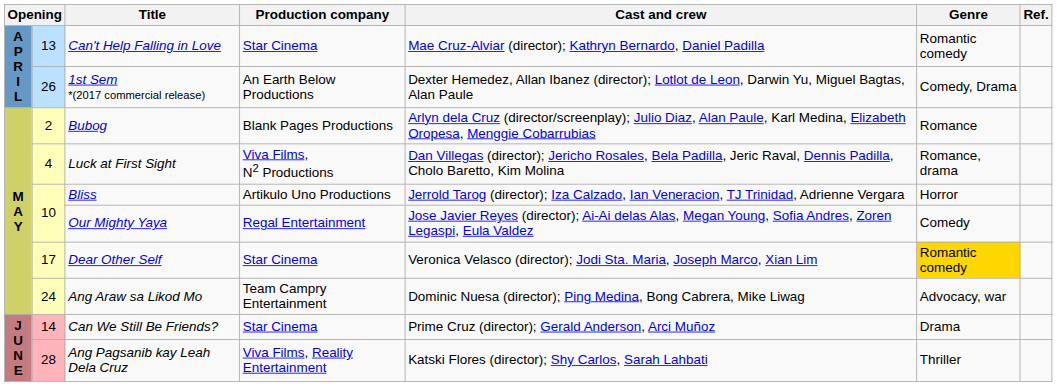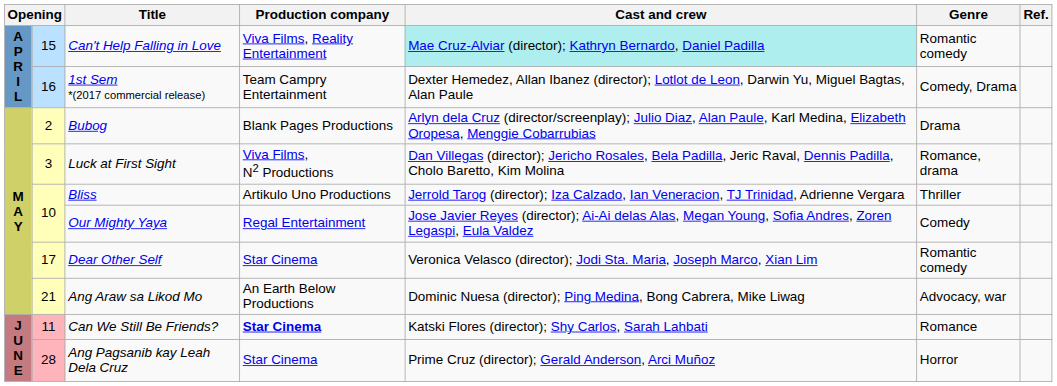(48, 46) 13 -> (48, 46) 15
(280, 46) Star Cinema -> (298, 46) Viva Films, Reality Entertainment
(586, 46) no background -> (586, 46) paleturquoise background
(48, 87) 26 -> (48, 87) 16
(289, 87) An Earth Below Productions -> (285, 87) Team Campry Entertainment
(949, 125) Romance -> (940, 125) Drama
(48, 164) 4 -> (48, 164) 3
(939, 194) Horror -> (940, 194) Thriller
(948, 260) gold background -> (948, 260) no background
(48, 296) 24 -> (48, 296) 21
(285, 296) Team Campry Entertainment -> (289, 296) An Earth Below Productions
(48, 327) 14 -> (48, 327) 11
(280, 327) normal -> (282, 327) bold
(562, 327) Prime Cruz (director); Gerald Anderson, Arci Muñoz -> (558, 327) Katski Flores (director); Shy Carlos, Sarah Lahbati
(940, 327) Drama -> (949, 327) Romance
(298, 360) Viva Films, Reality Entertainment -> (280, 360) Star Cinema
(558, 360) Katski Flores (director); Shy Carlos, Sarah Lahbati -> (562, 360) Prime Cruz (director); Gerald Anderson, Arci Muñoz
(940, 360) Thriller -> (939, 360) Horror
